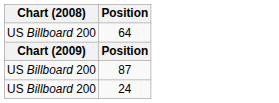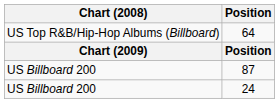(52, 32) US Billboard 200 -> (113, 32) US Top R&B/Hip-Hop Albums (Billboard)
